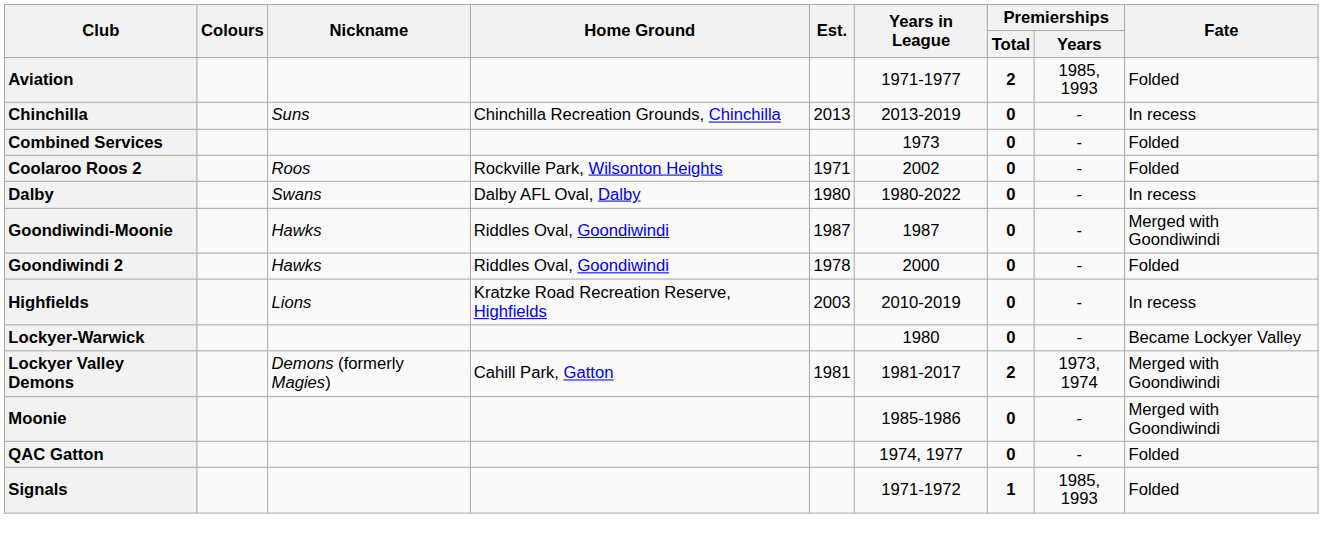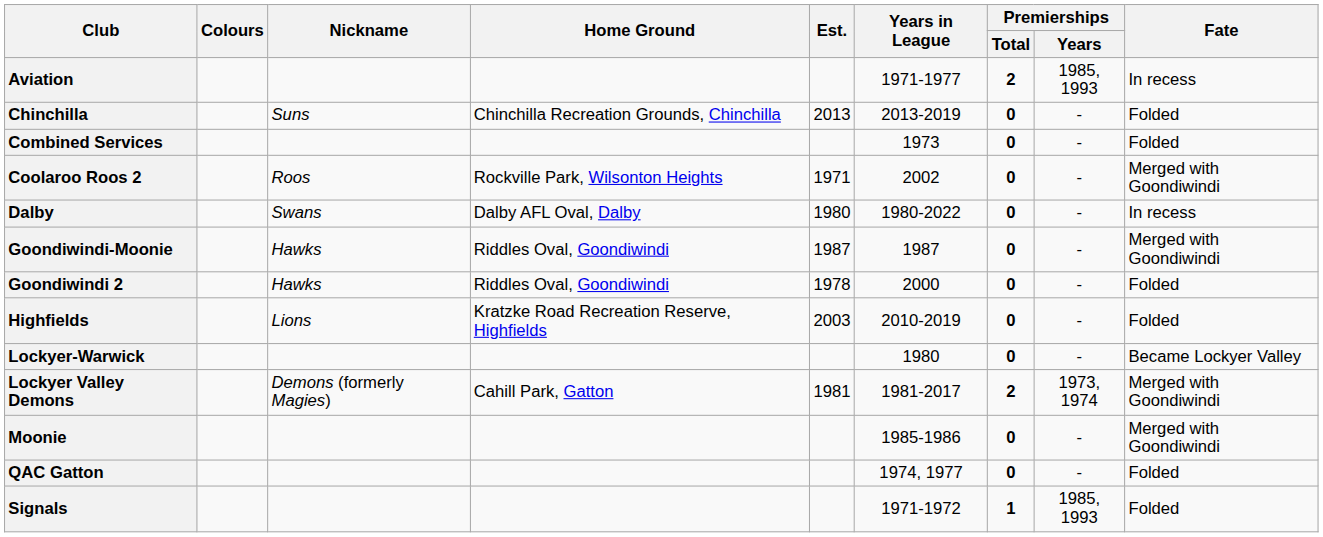(1154, 79) Folded -> (1162, 79) In recess
(1162, 115) In recess -> (1154, 115) Folded
(1154, 168) Folded -> (1174, 177) Merged with Goondiwindi
(1162, 302) In recess -> (1154, 320) Folded
